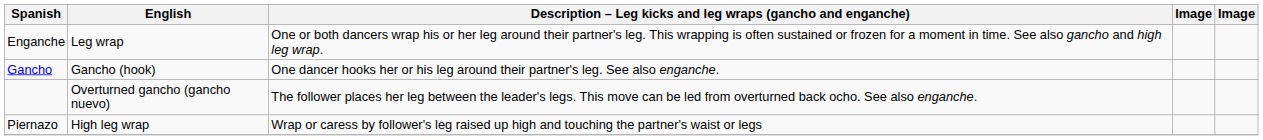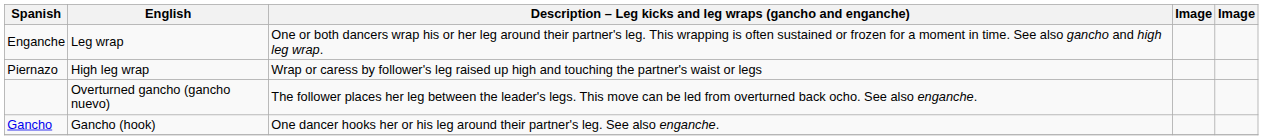rows swapped: (30, 69) <-> (33, 124)
